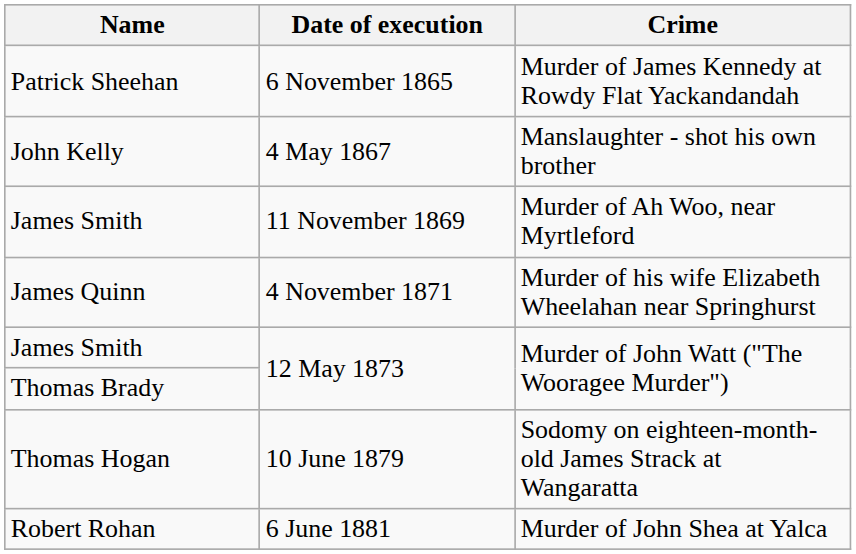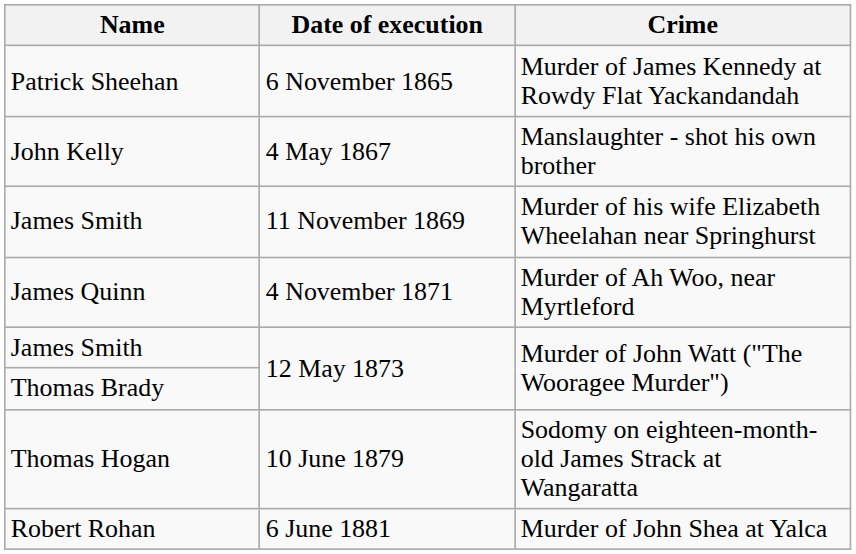(648, 221) Murder of Ah Woo, near Myrtleford -> (670, 221) Murder of his wife Elizabeth Wheelahan near Springhurst
(670, 291) Murder of his wife Elizabeth Wheelahan near Springhurst -> (648, 291) Murder of Ah Woo, near Myrtleford
